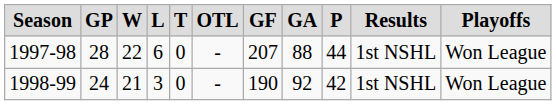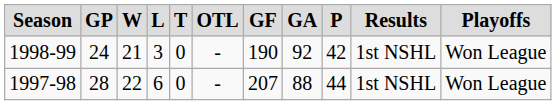rows swapped: (43, 52) <-> (43, 83)
